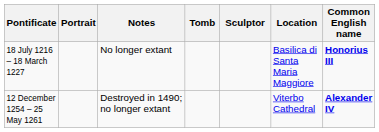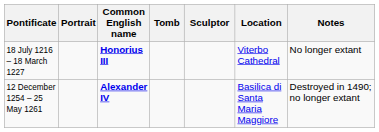columns swapped: (349, 23) <-> (142, 23)
(295, 66) Basilica di Santa Maria Maggiore -> (259, 55) Viterbo Cathedral
(294, 103) Viterbo Cathedral -> (259, 103) Basilica di Santa Maria Maggiore
